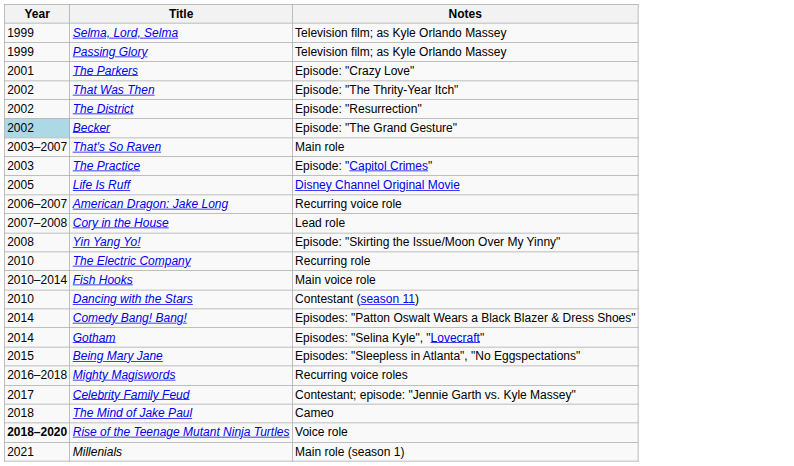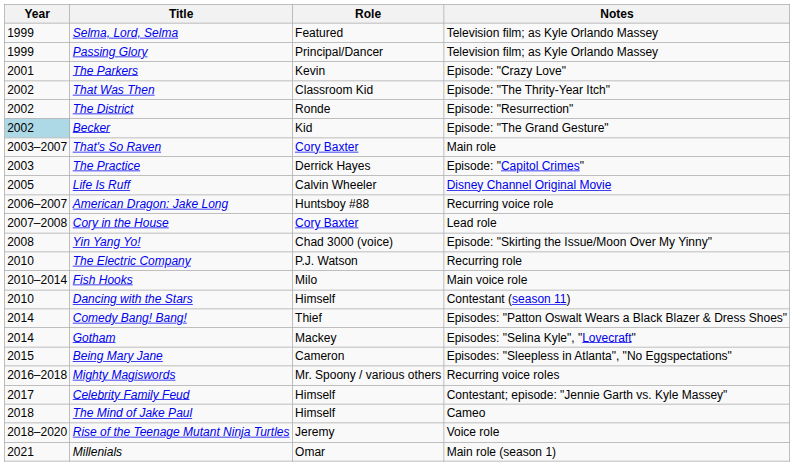+ column: (368, 14)
(37, 432) bold -> (37, 432) normal
